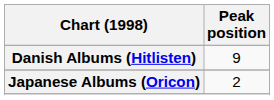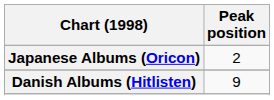rows swapped: (104, 57) <-> (104, 81)
